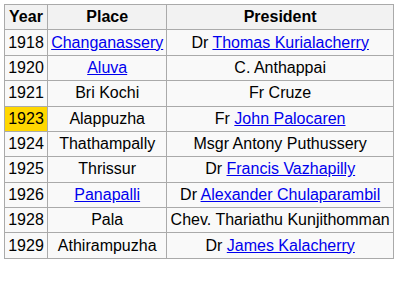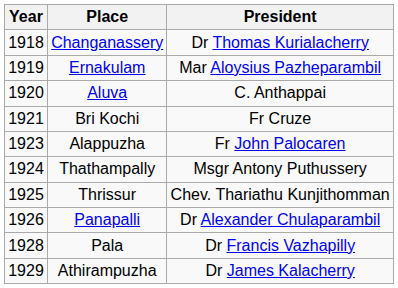+ row: (107, 67)
(26, 118) gold background -> (26, 144) no background
(280, 169) Dr Francis Vazhapilly -> (280, 194) Chev. Thariathu Kunjithomman
(280, 220) Chev. Thariathu Kunjithomman -> (280, 245) Dr Francis Vazhapilly
